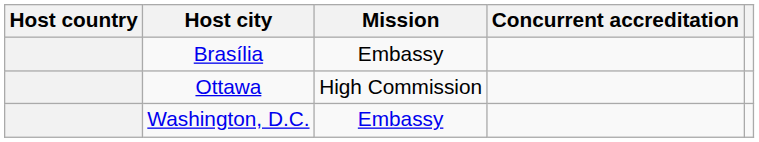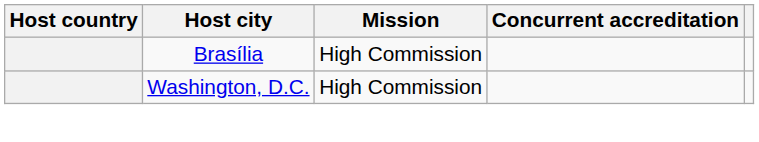(401, 53) Embassy -> (401, 53) High Commission
- row: (228, 86)
(401, 119) Embassy -> (401, 86) High Commission
